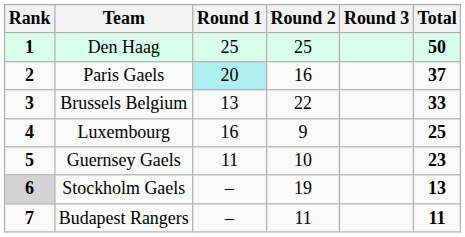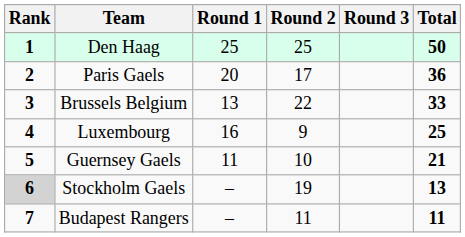(230, 75) paleturquoise background -> (230, 75) no background
(303, 75) 16 -> (303, 75) 17
(437, 75) 37 -> (437, 75) 36
(437, 160) 23 -> (437, 160) 21
